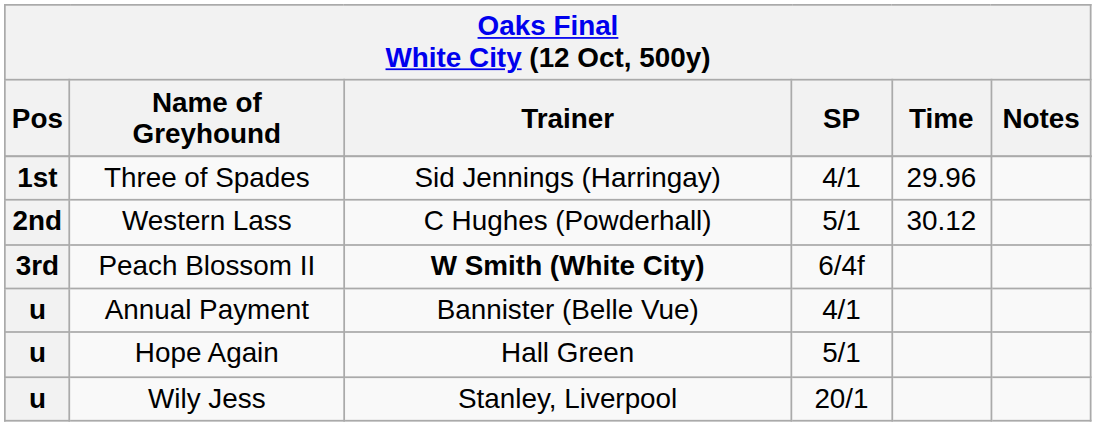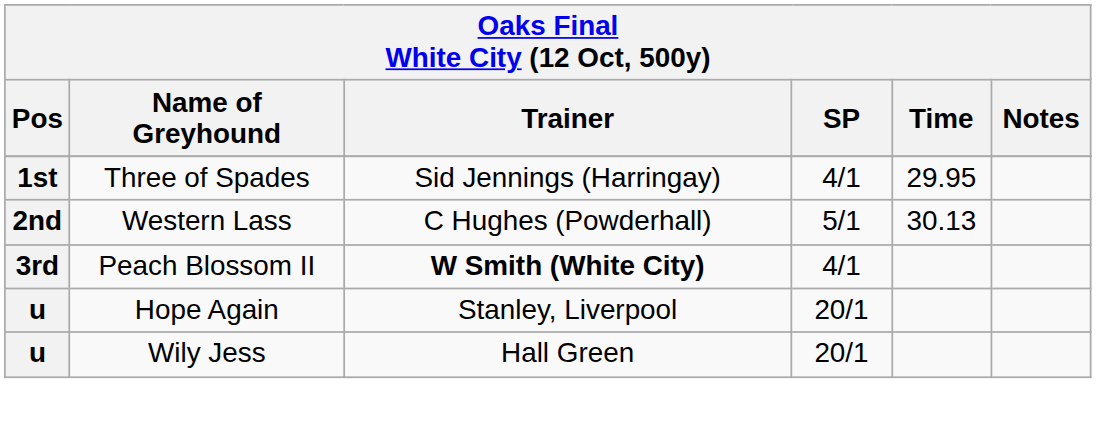(941, 177) 29.96 -> (941, 177) 29.95
(941, 221) 30.12 -> (941, 221) 30.13
(841, 265) 6/4f -> (841, 265) 4/1
- row: (207, 309)
(568, 354) Hall Green -> (568, 309) Stanley, Liverpool
(841, 354) 5/1 -> (841, 309) 20/1
(568, 398) Stanley, Liverpool -> (568, 354) Hall Green
